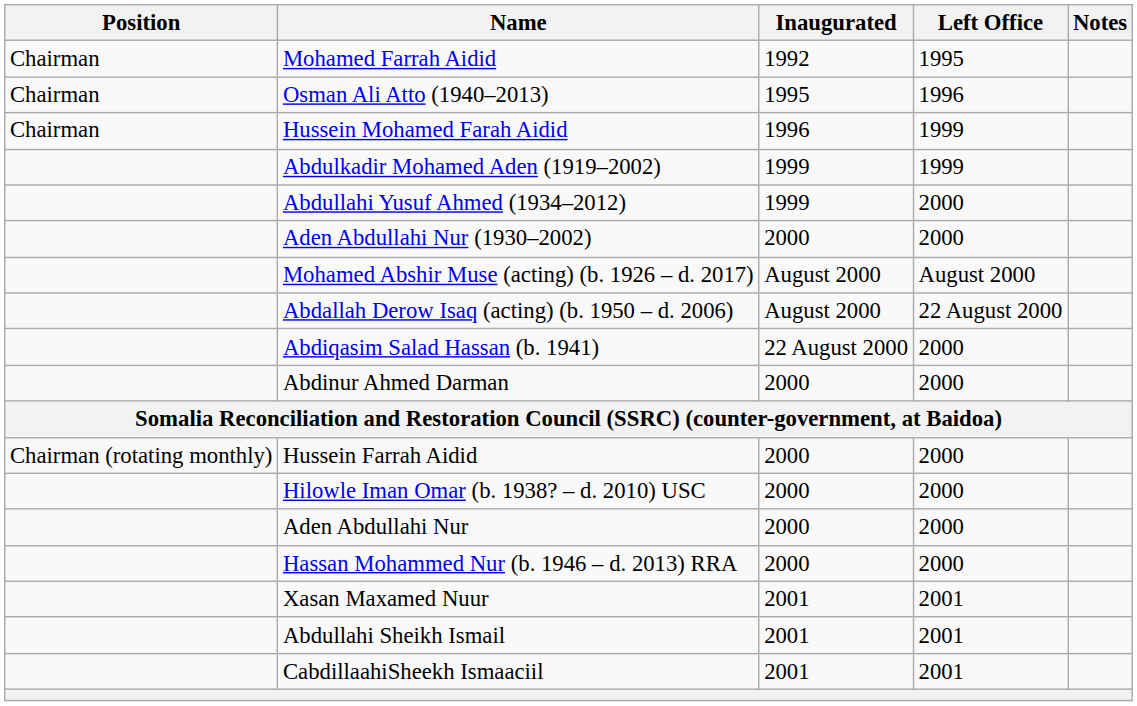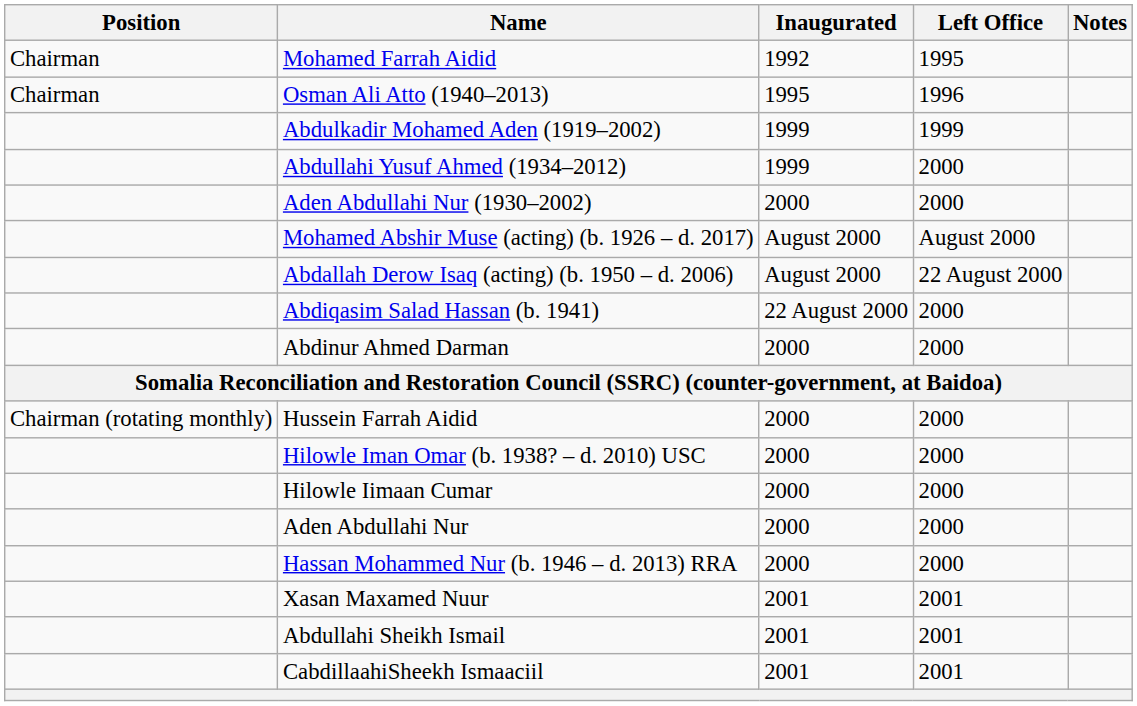- row: (425, 130)
+ row: (388, 490)
